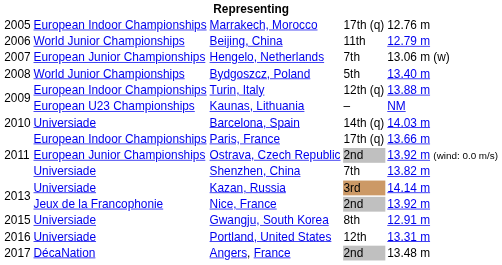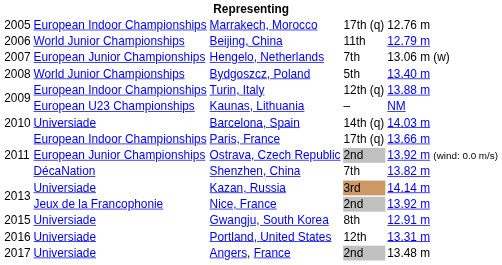(65, 171) Universiade -> (64, 171) DécaNation
(64, 253) DécaNation -> (65, 253) Universiade
